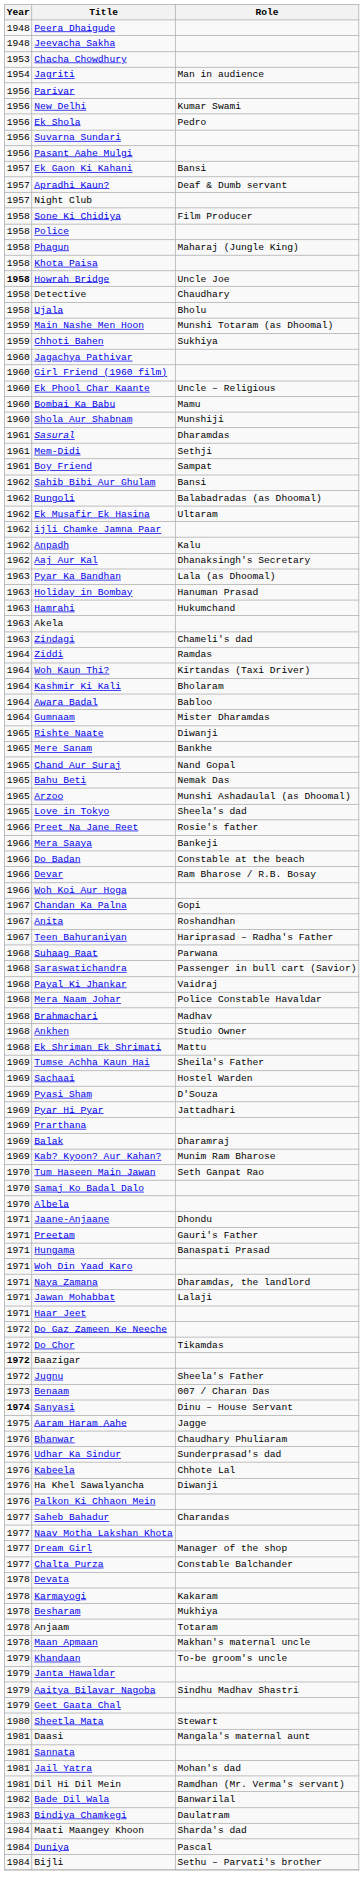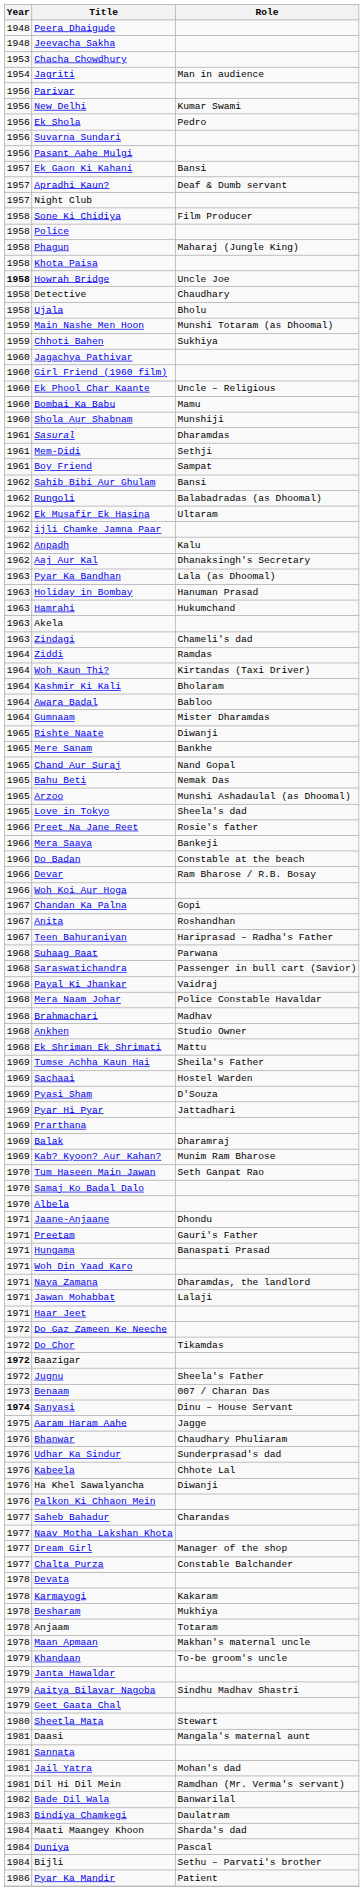+ row: (75, 1878)
